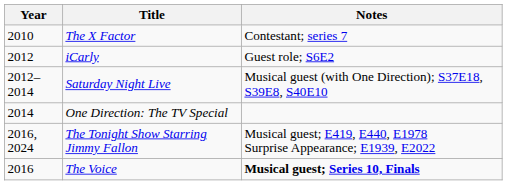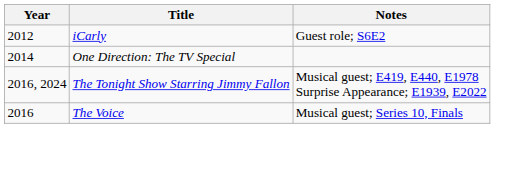- row: (100, 35)
- row: (118, 84)
(332, 169) bold -> (379, 112) normal
